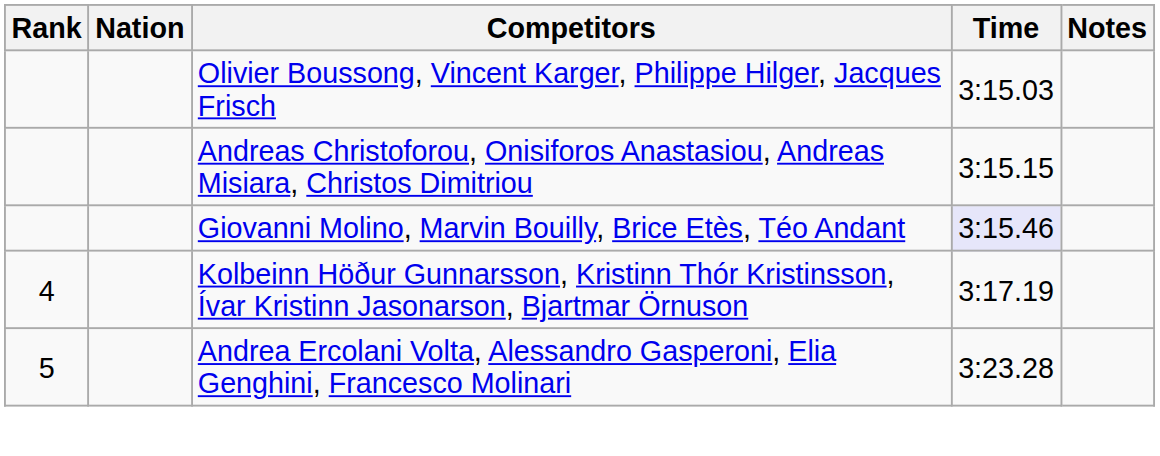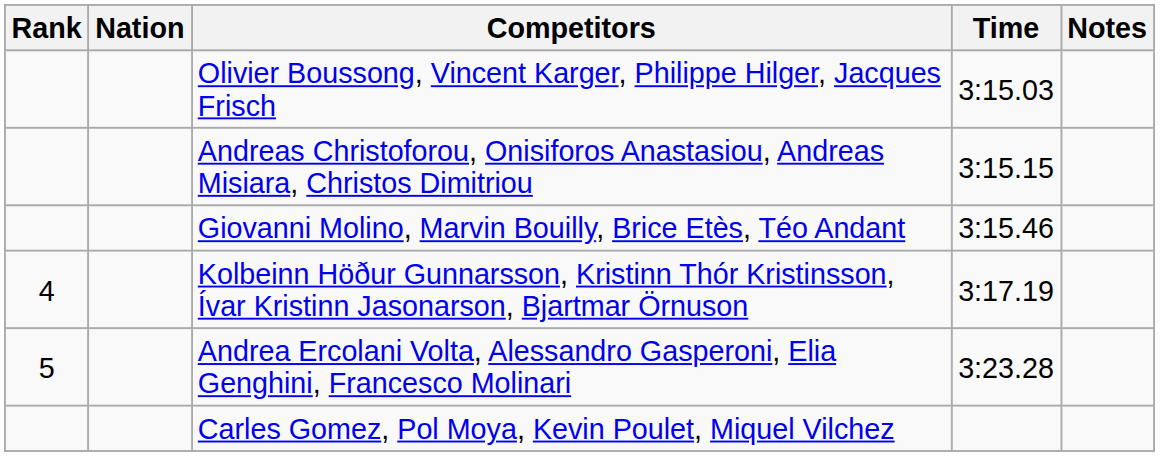(1006, 229) lavender background -> (1006, 229) no background
+ row: (546, 429)
